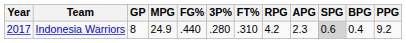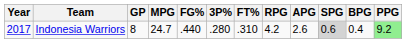(161, 30) 24.9 -> (161, 30) 24.7
(300, 30) 2.3 -> (300, 30) 2.6
(384, 30) no background -> (384, 30) lightgreen background
